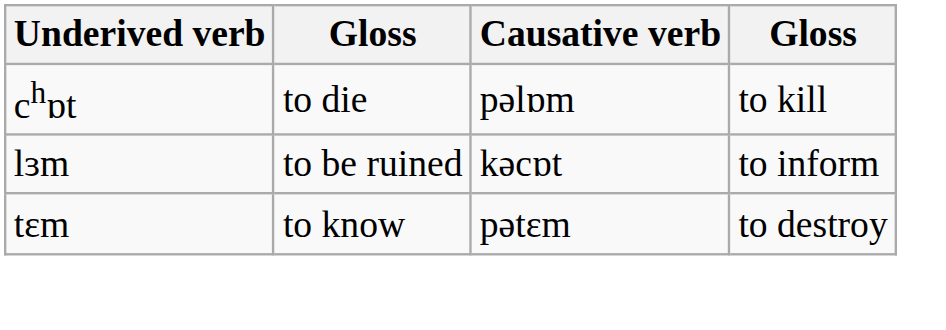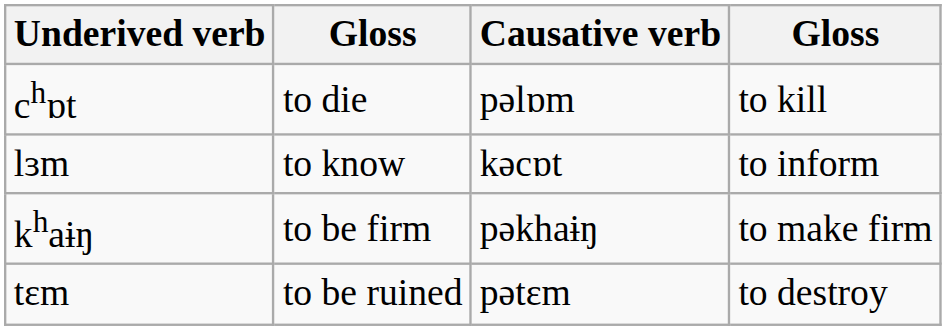(373, 163) to be ruined -> (344, 163) to know
+ row: (54, 228)
(344, 223) to know -> (373, 293) to be ruined
